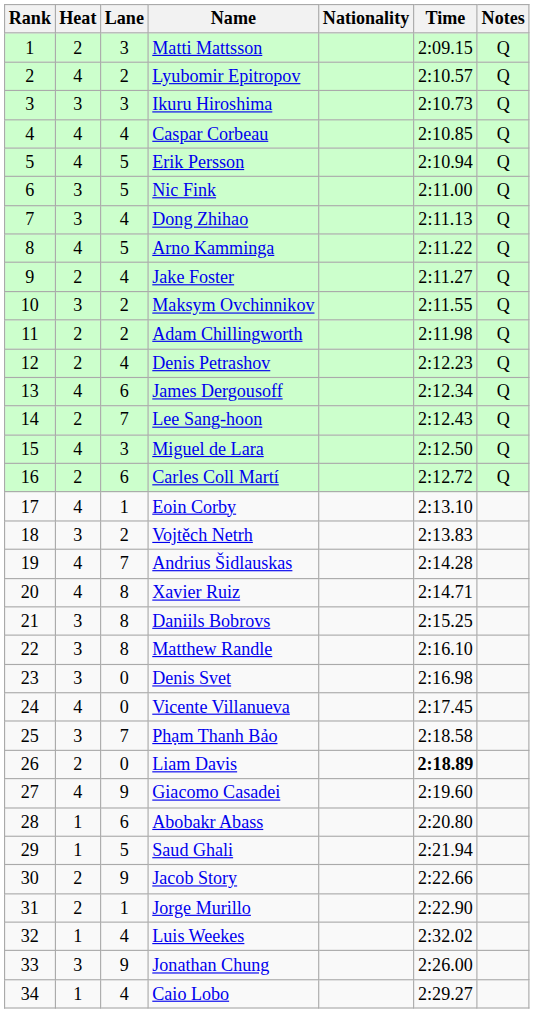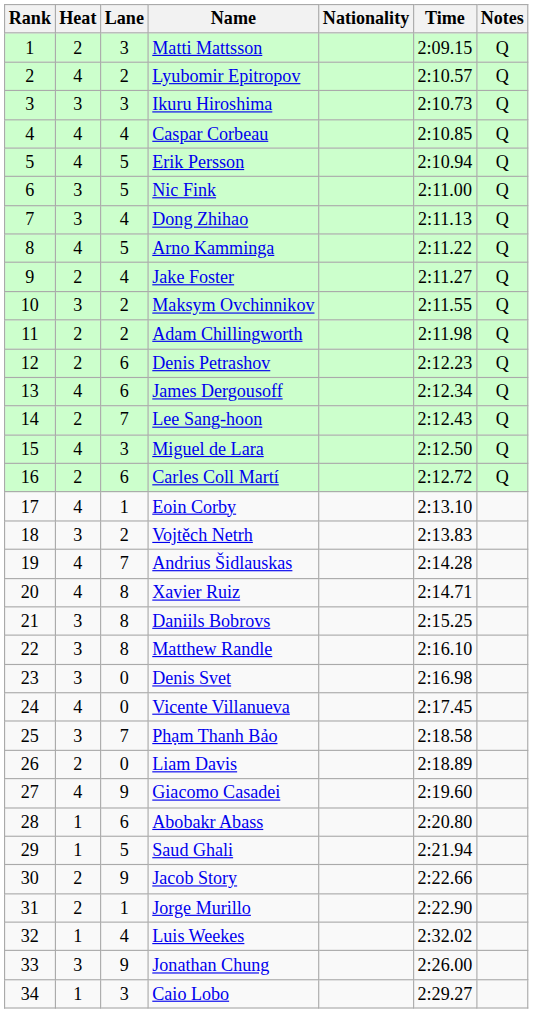(124, 362) 4 -> (124, 362) 6
(445, 764) bold -> (445, 764) normal
(124, 993) 4 -> (124, 993) 3
